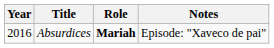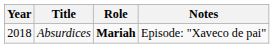(19, 33) 2016 -> (19, 33) 2018
